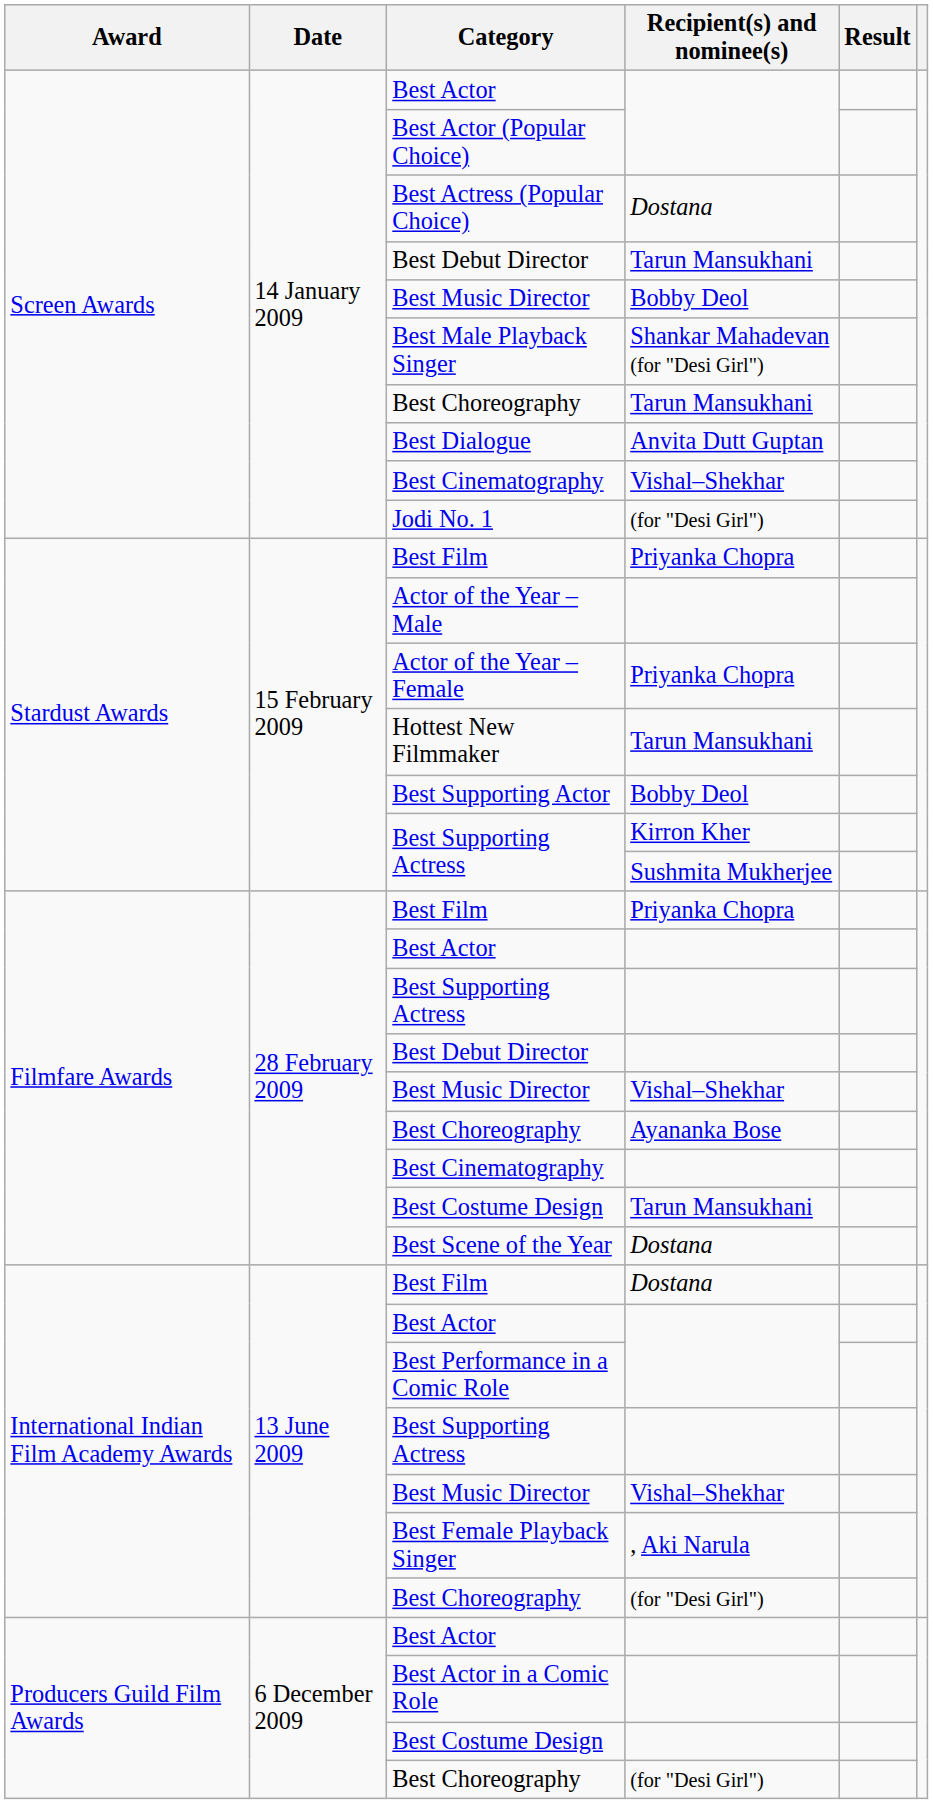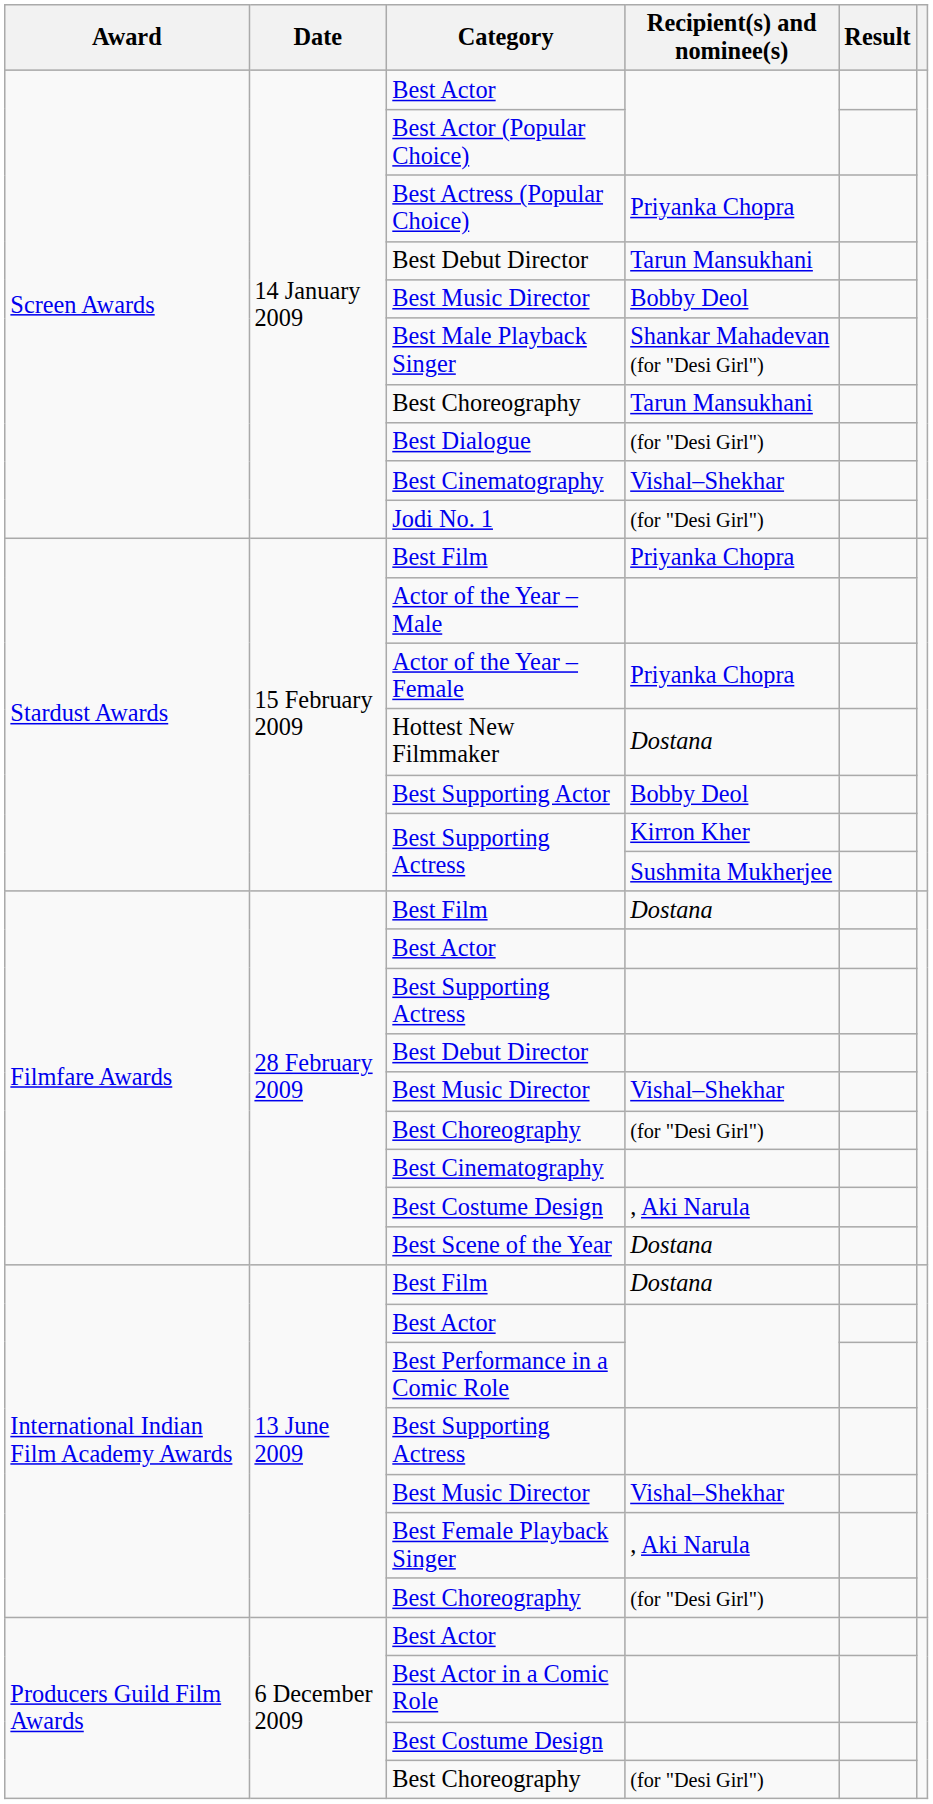(671, 207) Dostana -> (712, 207) Priyanka Chopra
(727, 441) Anvita Dutt Guptan -> (697, 443) (for "Desi Girl")
(722, 741) Tarun Mansukhani -> (671, 741) Dostana
(712, 909) Priyanka Chopra -> (671, 909) Dostana
(706, 1129) Ayananka Bose -> (697, 1131) (for "Desi Girl")
(722, 1206) Tarun Mansukhani -> (690, 1206) , Aki Narula
